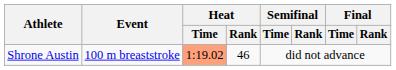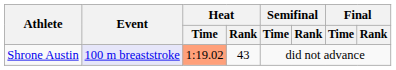(132, 55) no background -> (132, 55) lavender background
(243, 55) 46 -> (243, 55) 43
